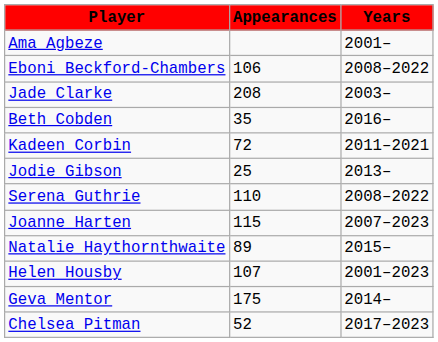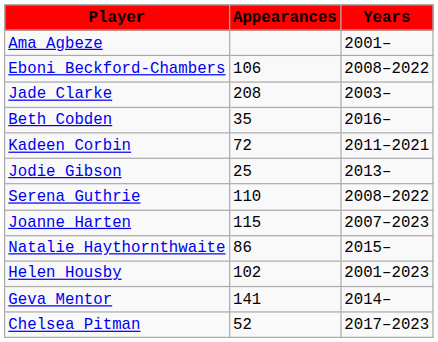(242, 248) 89 -> (242, 248) 86
(247, 274) 107 -> (247, 274) 102
(247, 299) 175 -> (247, 299) 141
